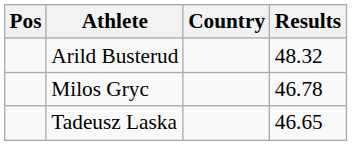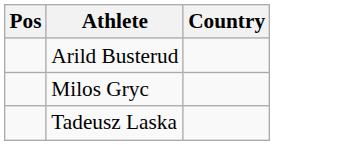- column: (308, 21)
